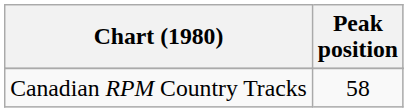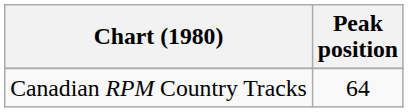(358, 87) 58 -> (358, 87) 64
